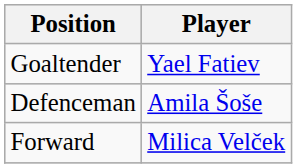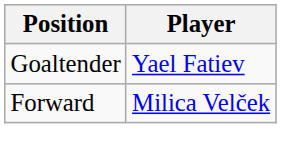- row: (73, 102)
